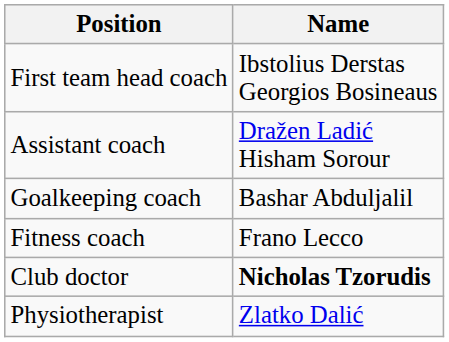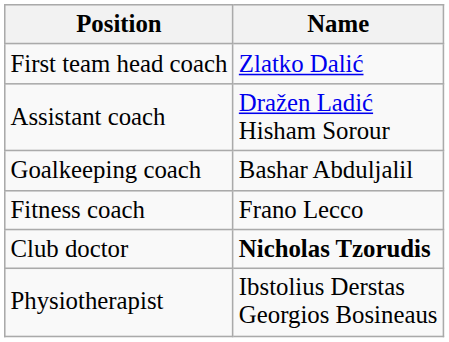(338, 77) Ibstolius Derstas Georgios Bosineaus -> (301, 63) Zlatko Dalić
(301, 315) Zlatko Dalić -> (338, 302) Ibstolius Derstas Georgios Bosineaus
